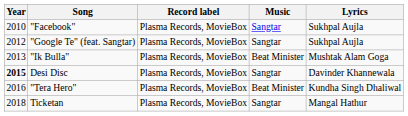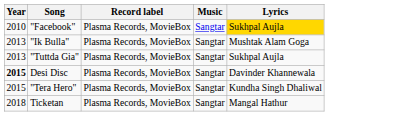(336, 27) no background -> (256, 27) gold background
- row: (83, 42)
(278, 57) Beat Minister -> (210, 42) Sangtar
+ row: (55, 57)
(16, 88) 2016 -> (16, 88) 2015
(278, 88) Beat Minister -> (210, 88) Sangtar
